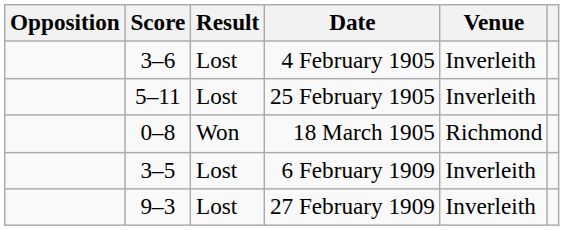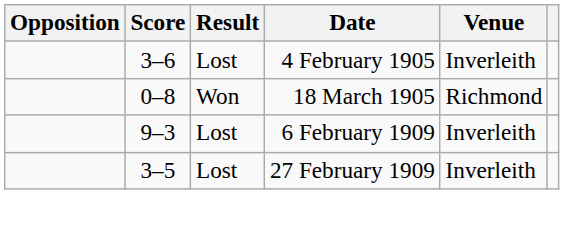- row: (352, 96)
(158, 170) 3–5 -> (158, 133) 9–3
(158, 206) 9–3 -> (158, 170) 3–5
